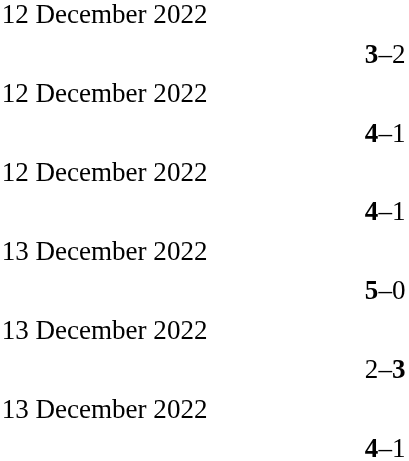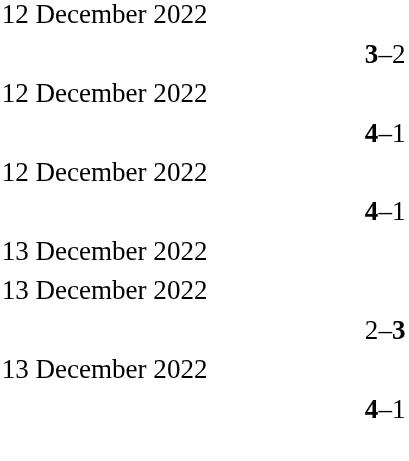- row: (143, 291)
